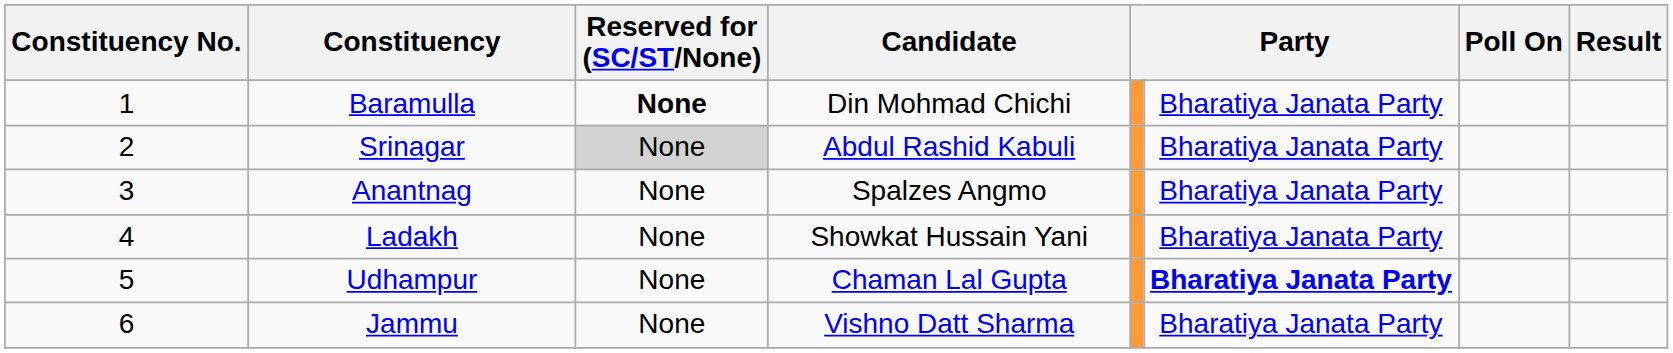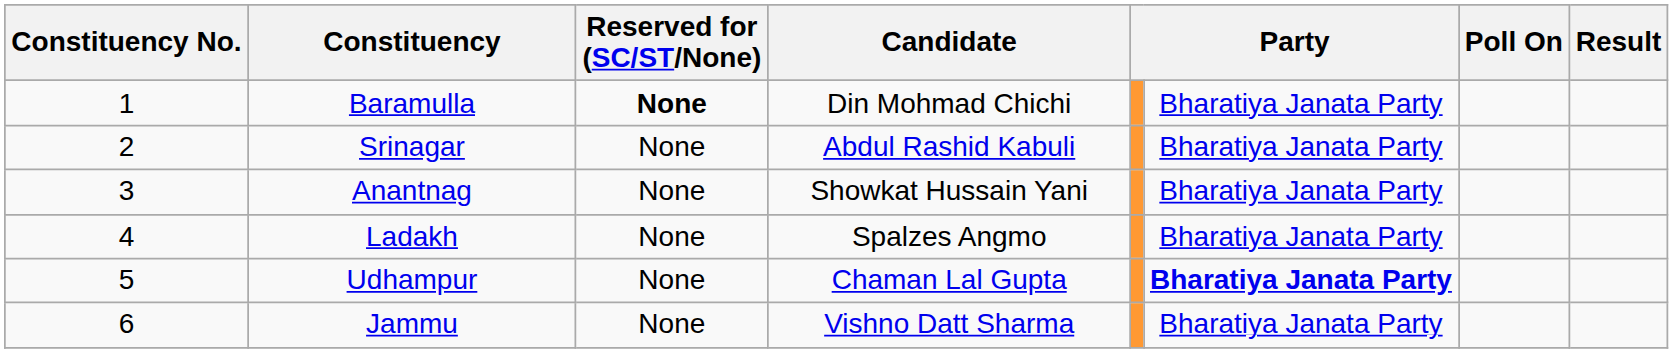(672, 147) lightgrey background -> (672, 147) no background
(949, 191) Spalzes Angmo -> (949, 191) Showkat Hussain Yani
(949, 235) Showkat Hussain Yani -> (949, 235) Spalzes Angmo
